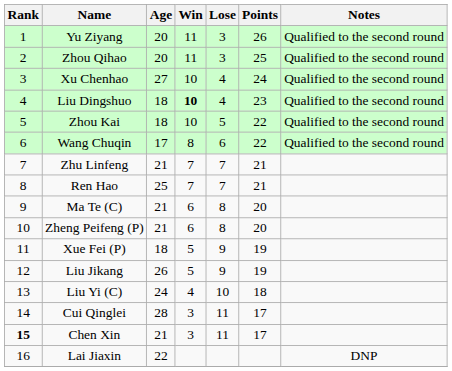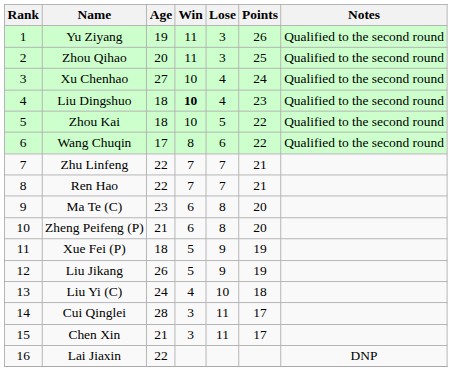(161, 36) 20 -> (161, 36) 19
(161, 164) 21 -> (161, 164) 22
(161, 185) 25 -> (161, 185) 22
(161, 206) 21 -> (161, 206) 23
(23, 334) bold -> (23, 334) normal
